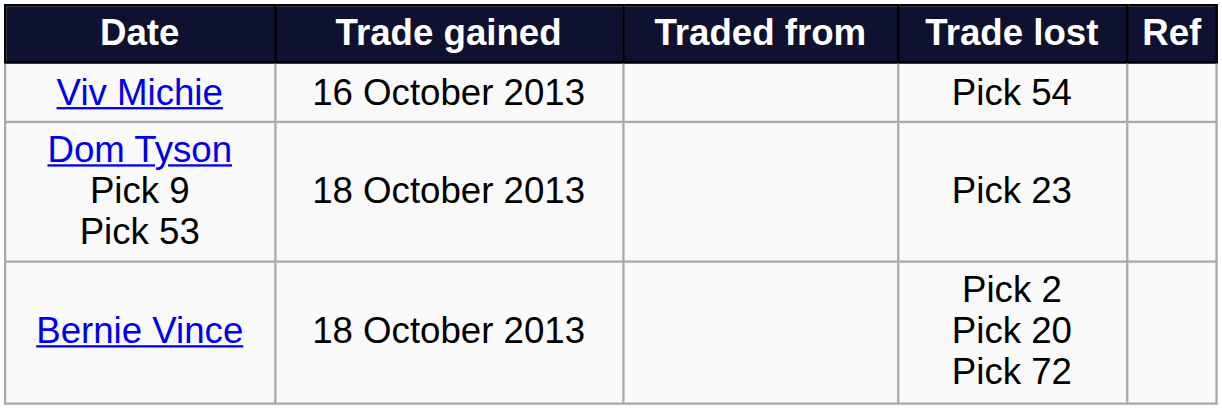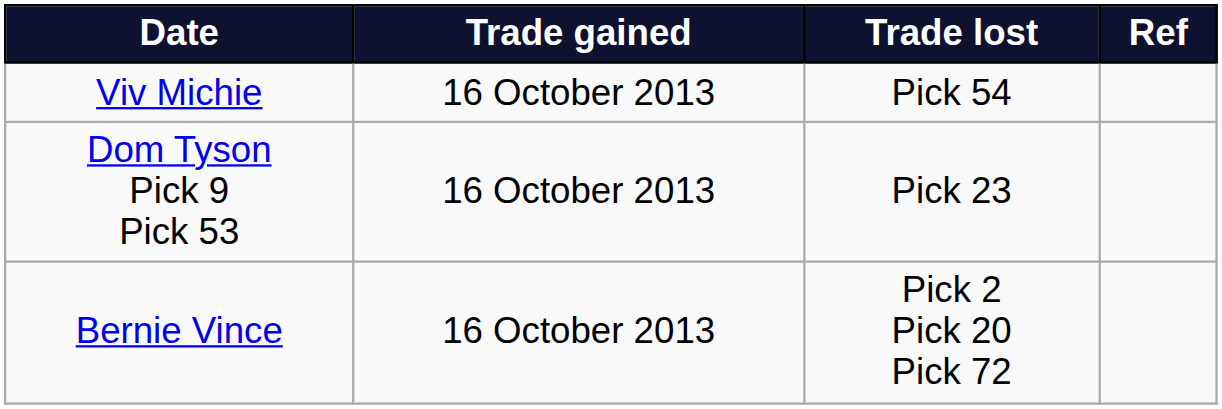- column: (760, 33)
(449, 190) 18 October 2013 -> (579, 190) 16 October 2013
(449, 331) 18 October 2013 -> (579, 331) 16 October 2013
